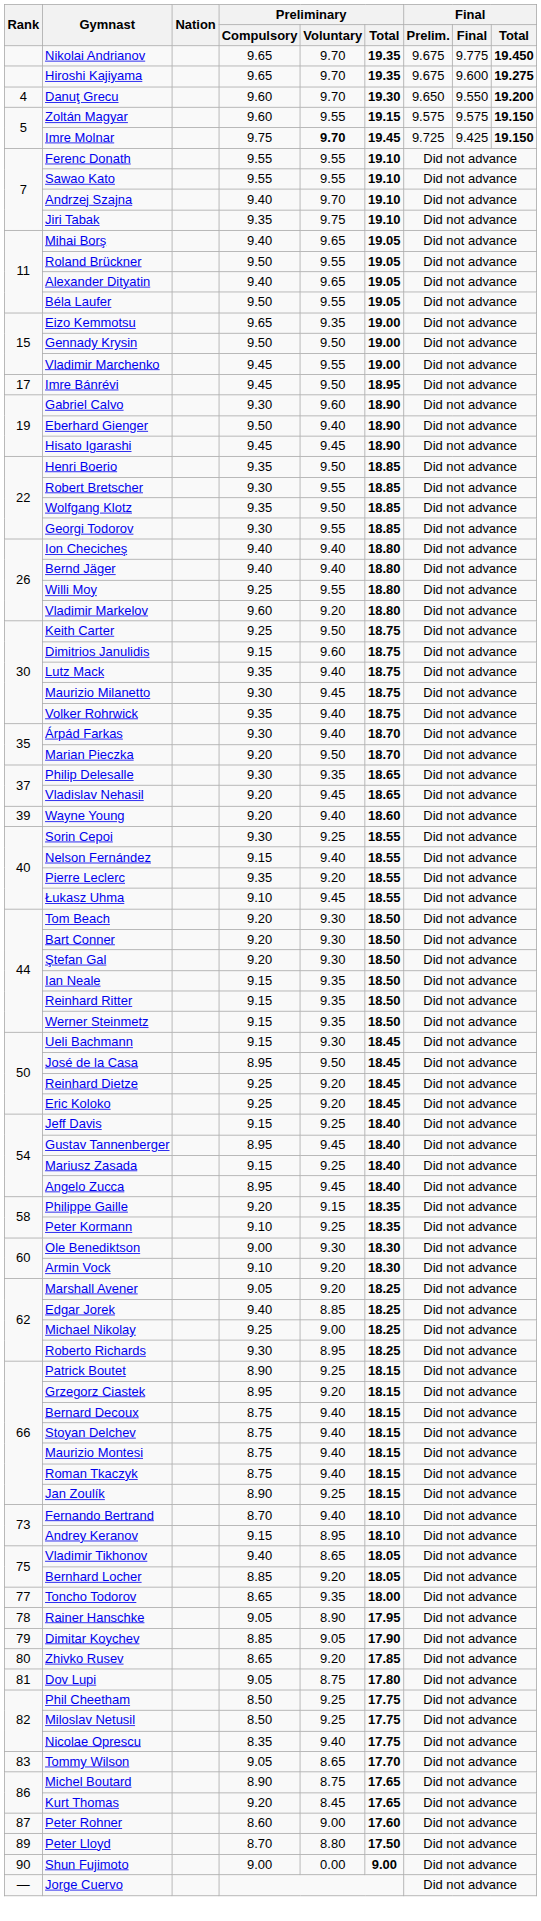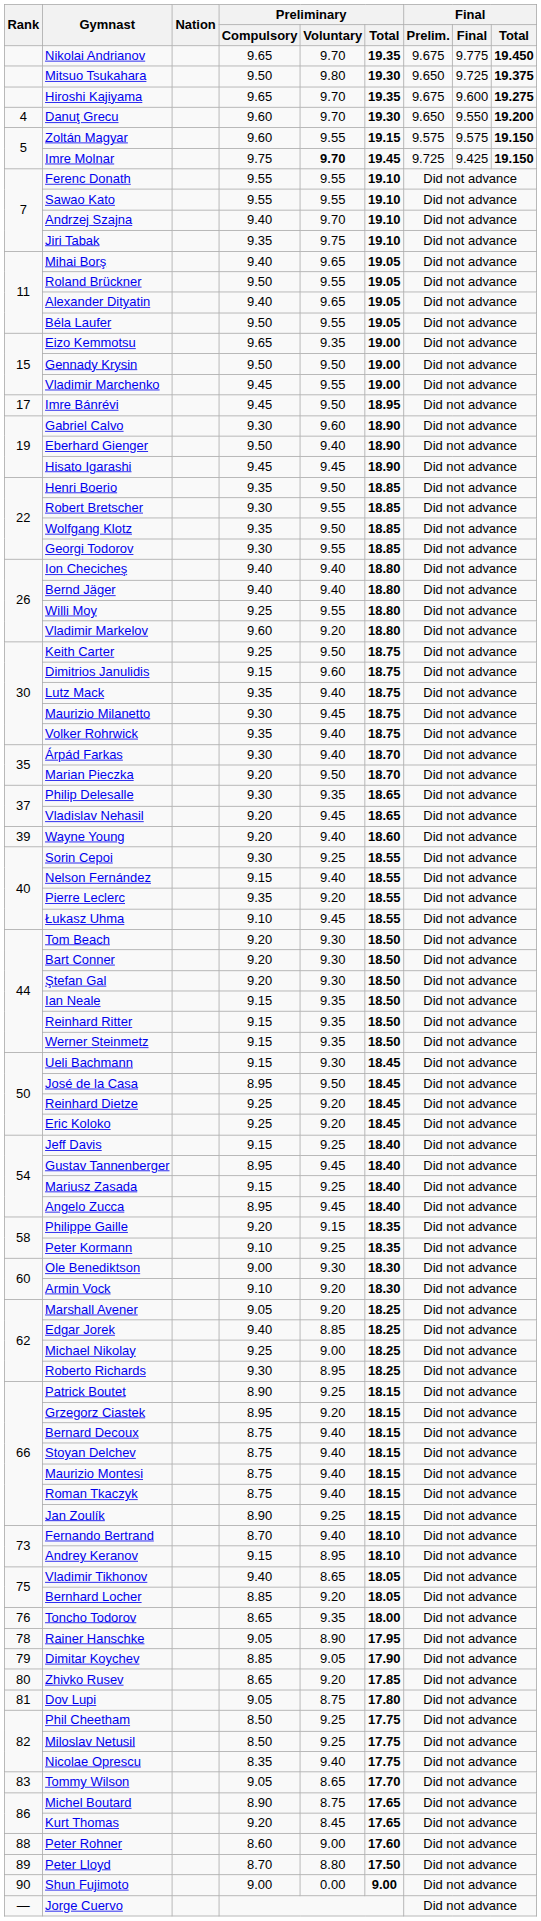+ row: (96, 76)
(23, 1597) 77 -> (23, 1617) 76
(23, 1823) 87 -> (23, 1844) 88
